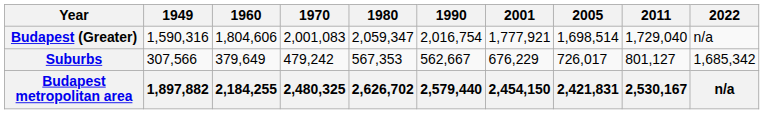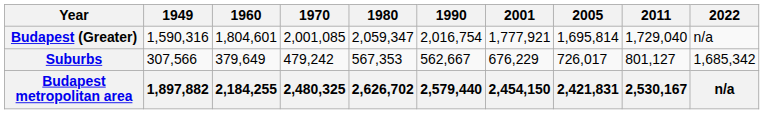(246, 37) 1,804,606 -> (246, 37) 1,804,601
(314, 37) 2,001,083 -> (314, 37) 2,001,085
(588, 37) 1,698,514 -> (588, 37) 1,695,814
